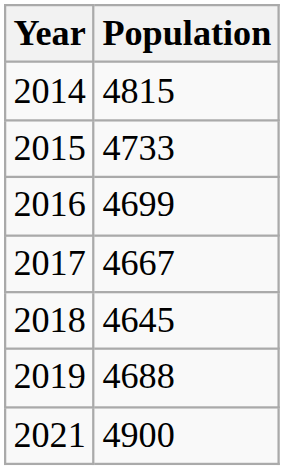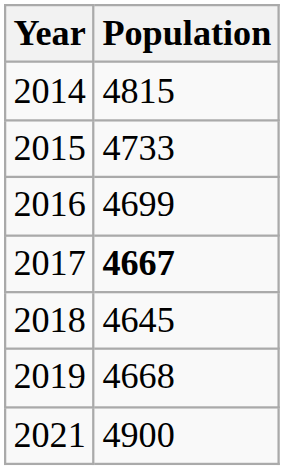(139, 262) normal -> (139, 262) bold
(139, 377) 4688 -> (139, 377) 4668
